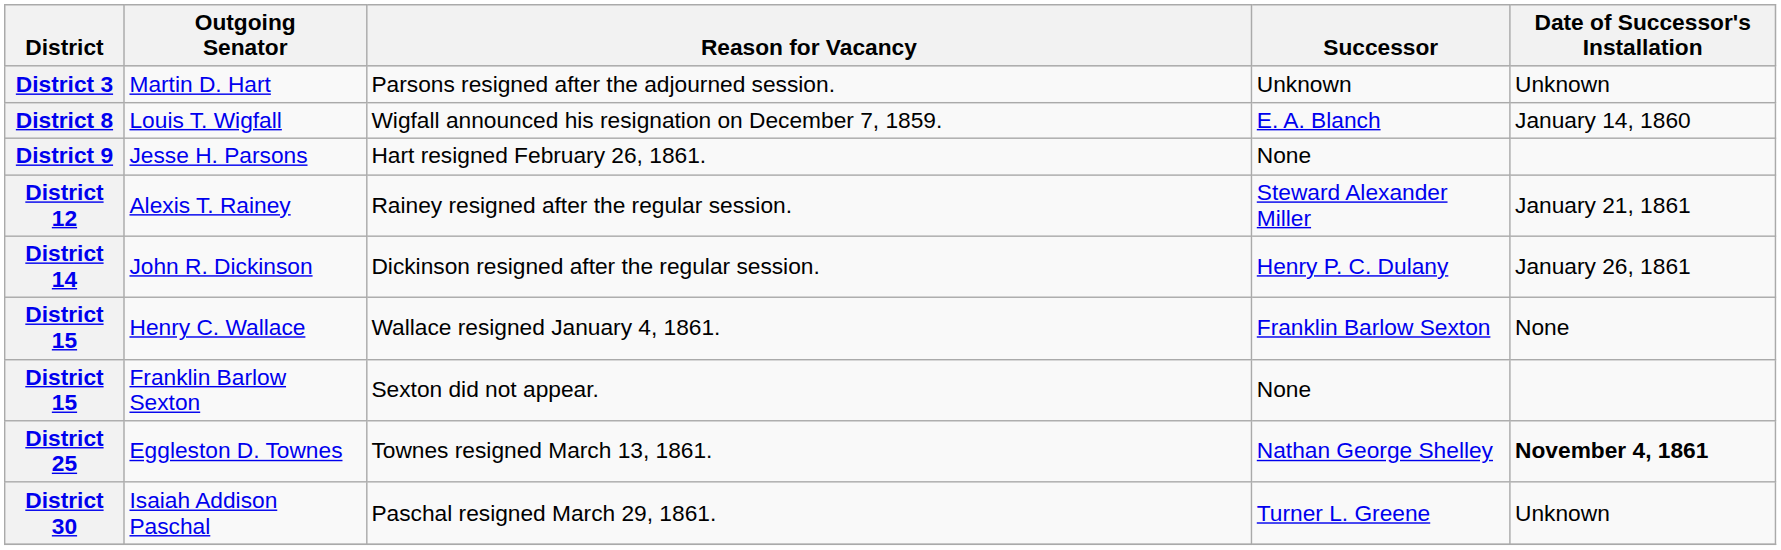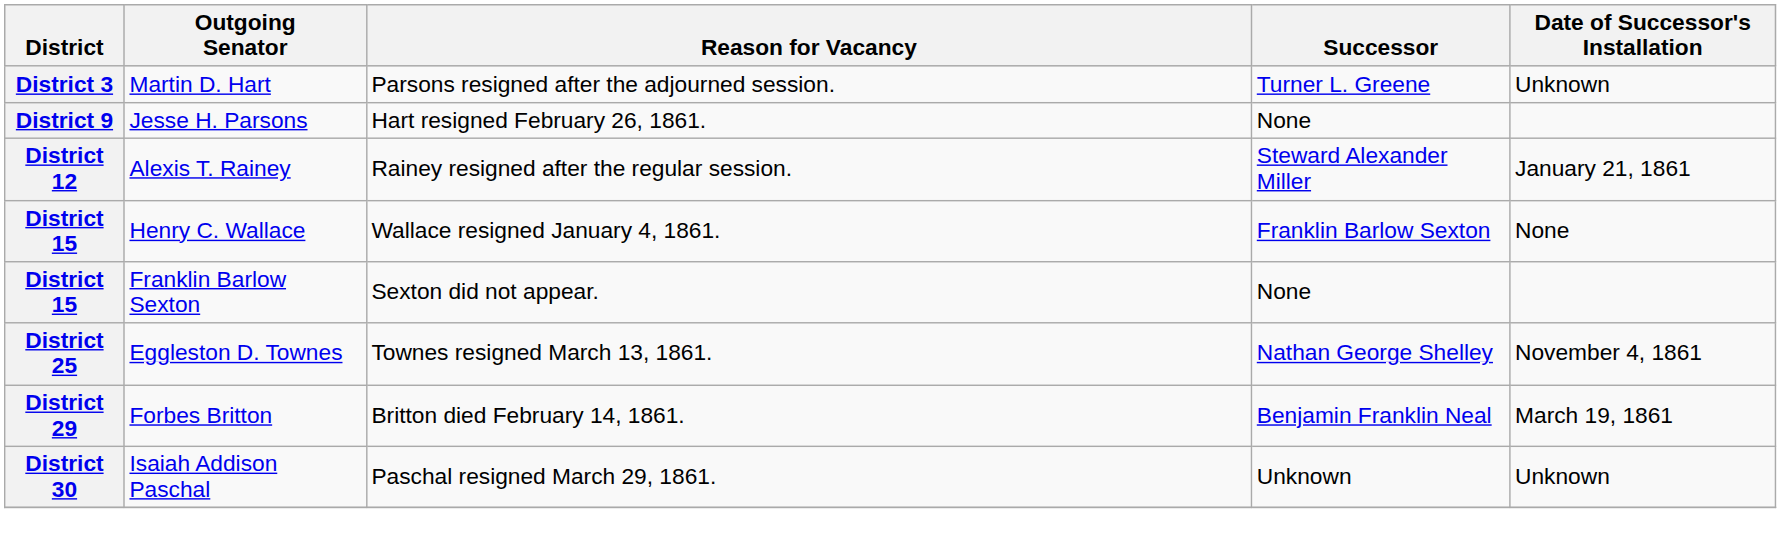(1304, 84) Unknown -> (1344, 84) Turner L. Greene
- row: (64, 120)
- row: (64, 266)
(1612, 451) bold -> (1609, 353) normal
+ row: (64, 415)
(1344, 512) Turner L. Greene -> (1304, 476) Unknown
